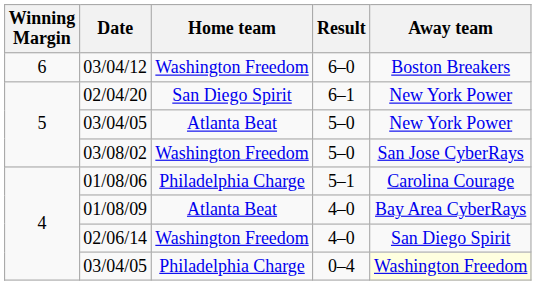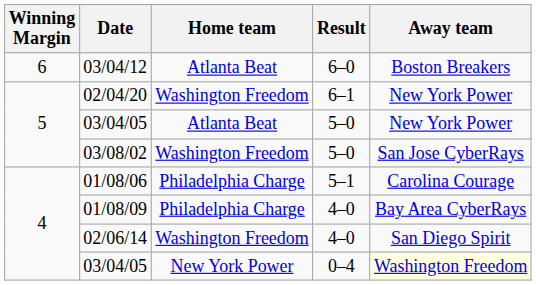(232, 67) Washington Freedom -> (232, 67) Atlanta Beat
(232, 95) San Diego Spirit -> (232, 95) Washington Freedom
(232, 209) Atlanta Beat -> (232, 209) Philadelphia Charge
(232, 266) Philadelphia Charge -> (232, 266) New York Power
